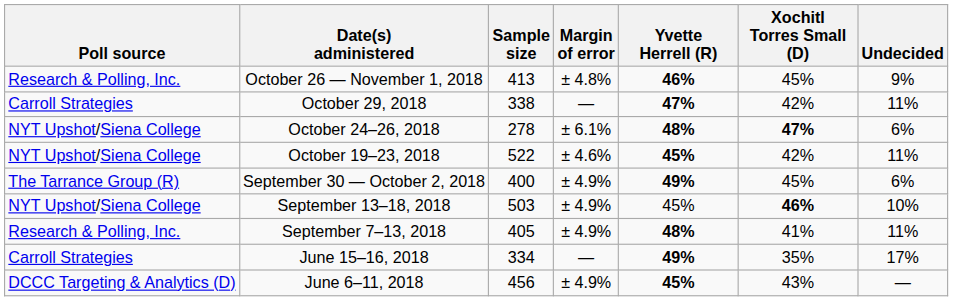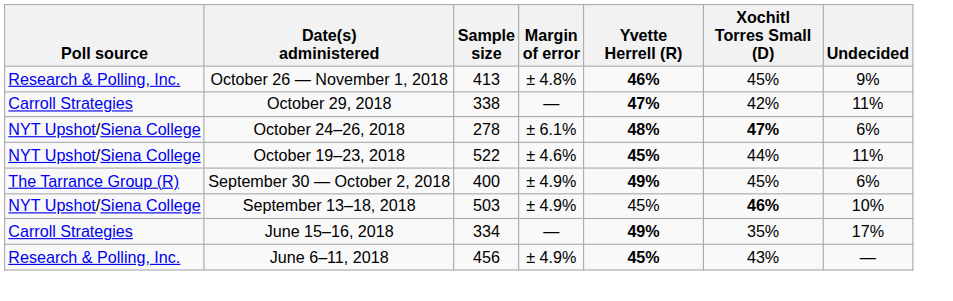(798, 155) 42% -> (763, 155) 44%
- row: (364, 232)
(122, 283) DCCC Targeting & Analytics (D) -> (94, 257) Research & Polling, Inc.
